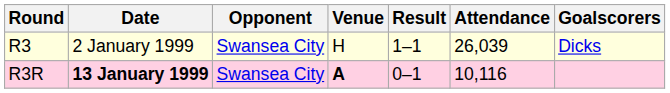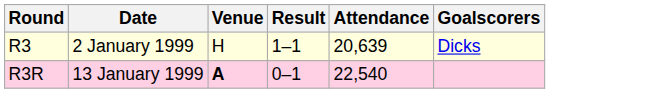- column: (270, 18)
(481, 46) 26,039 -> (360, 46) 20,639
(140, 74) bold -> (138, 74) normal
(480, 74) 10,116 -> (360, 74) 22,540
